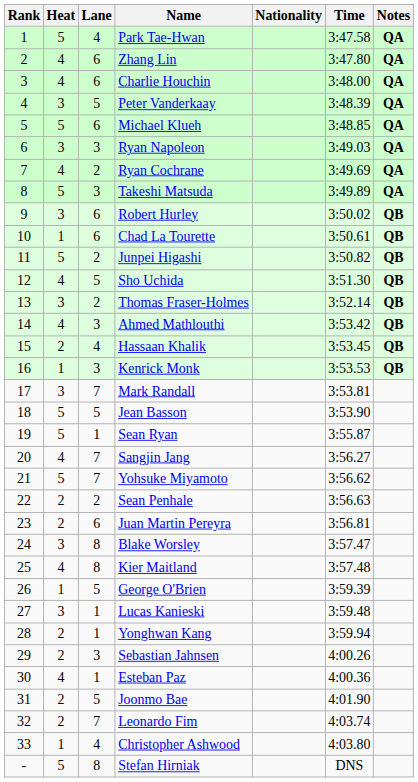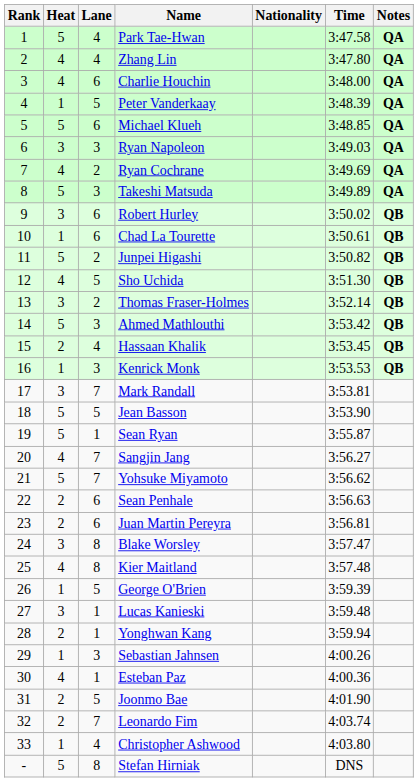(97, 59) 6 -> (97, 59) 4
(61, 103) 3 -> (61, 103) 1
(61, 324) 4 -> (61, 324) 5
(97, 501) 2 -> (97, 501) 6
(61, 655) 2 -> (61, 655) 1
